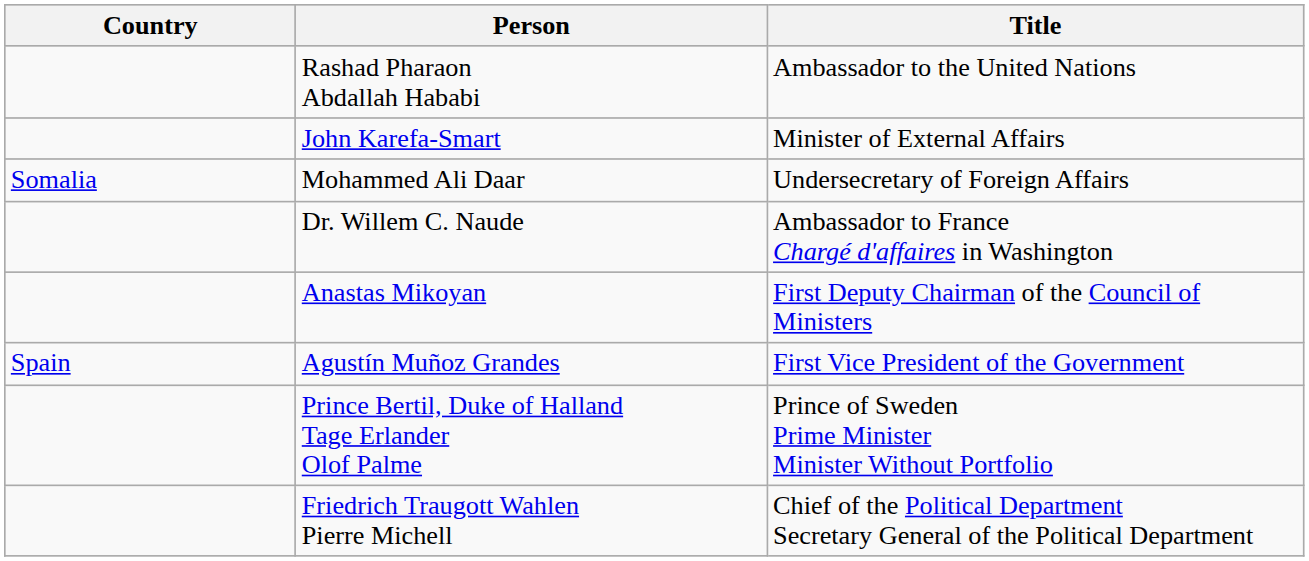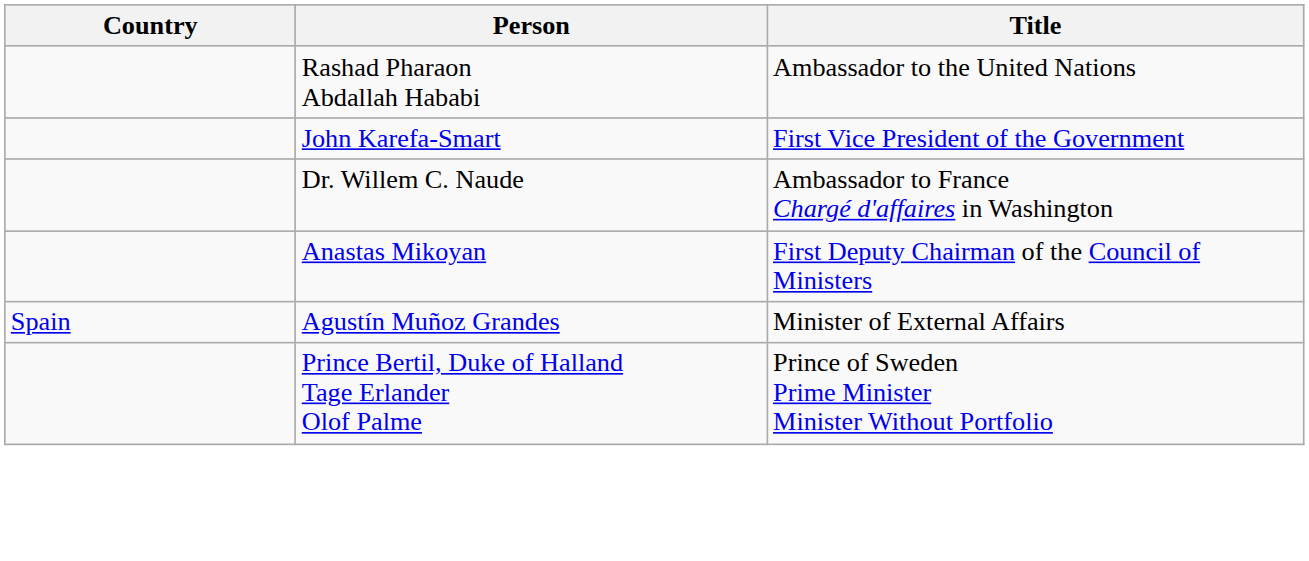(919, 138) Minister of External Affairs -> (979, 138) First Vice President of the Government
- row: (413, 179)
(979, 363) First Vice President of the Government -> (919, 321) Minister of External Affairs
- row: (440, 520)
